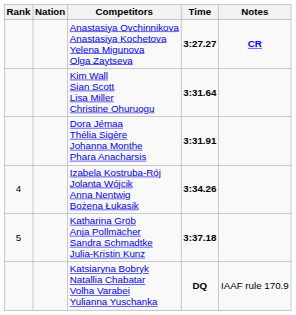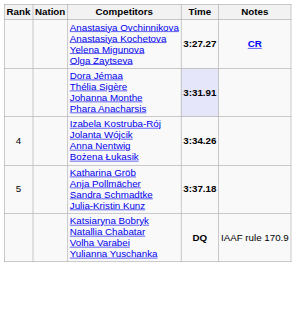- row: (112, 92)
(200, 141) no background -> (200, 92) lavender background
